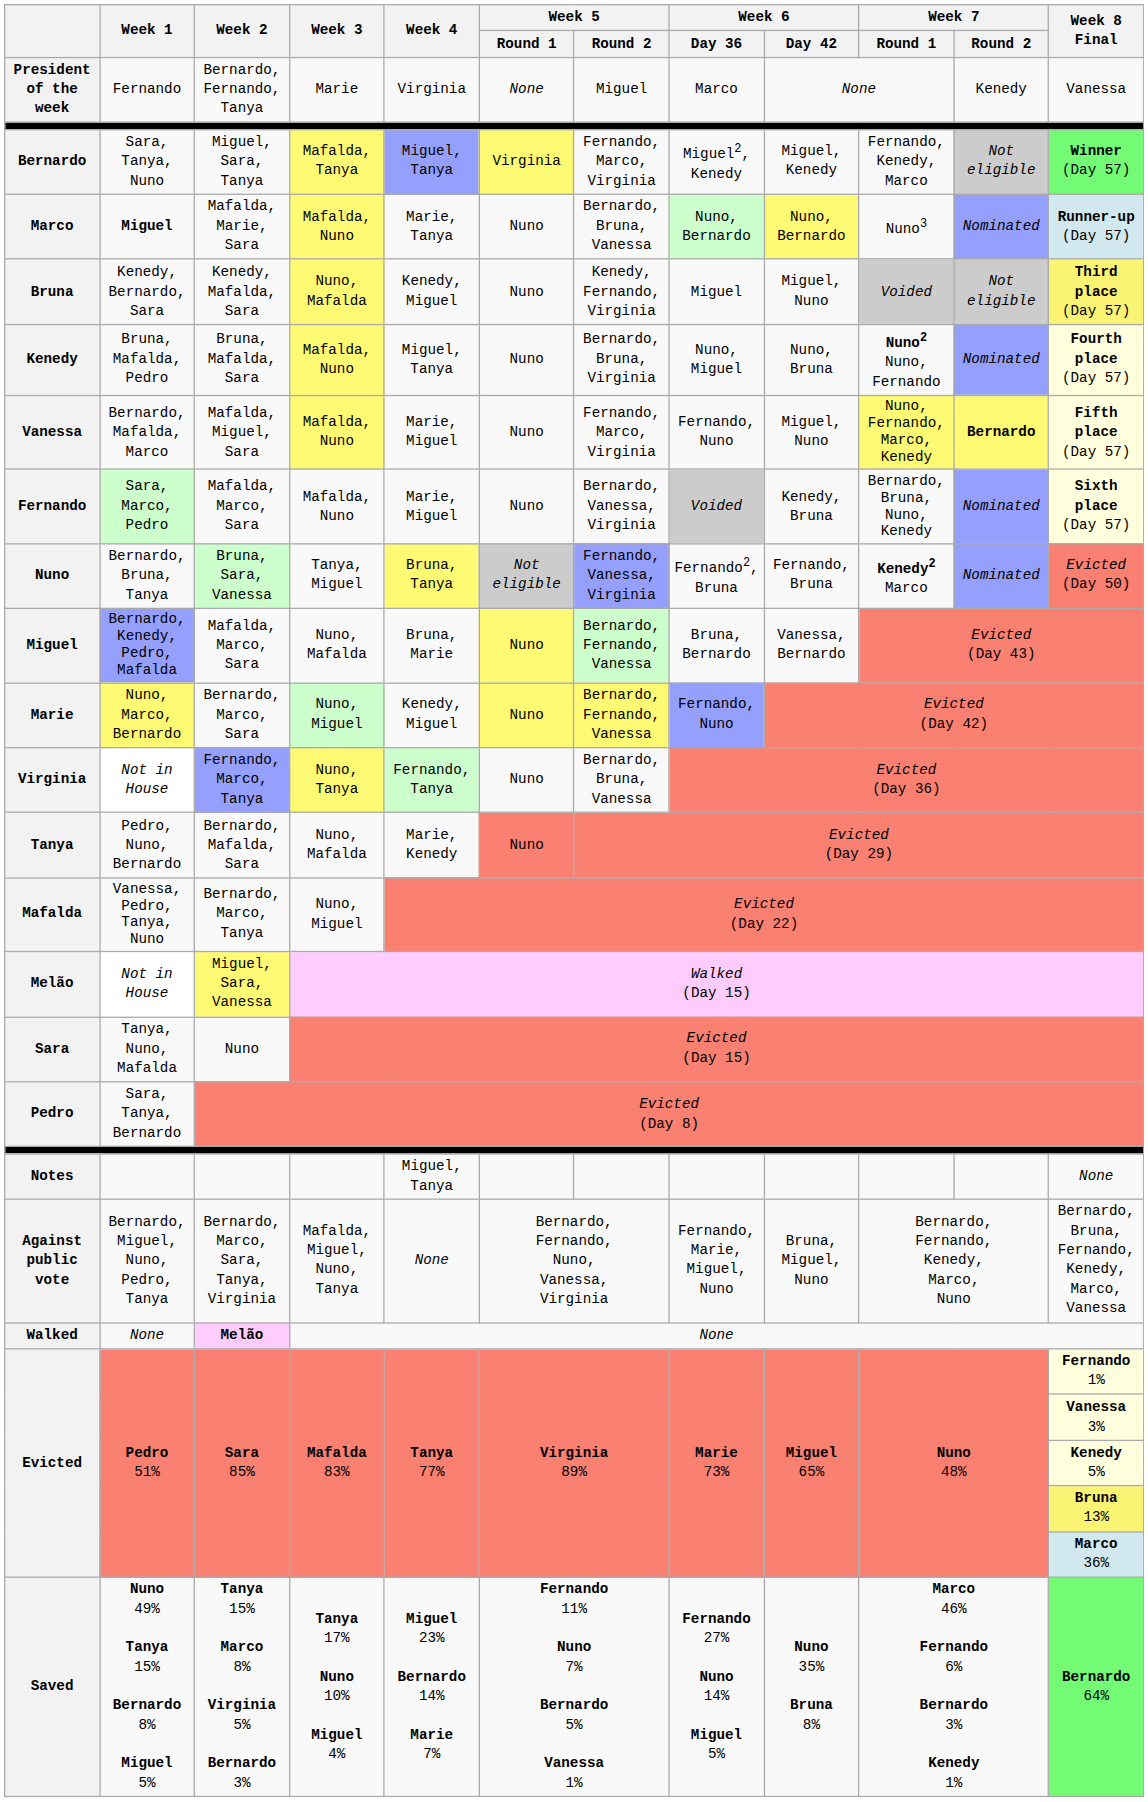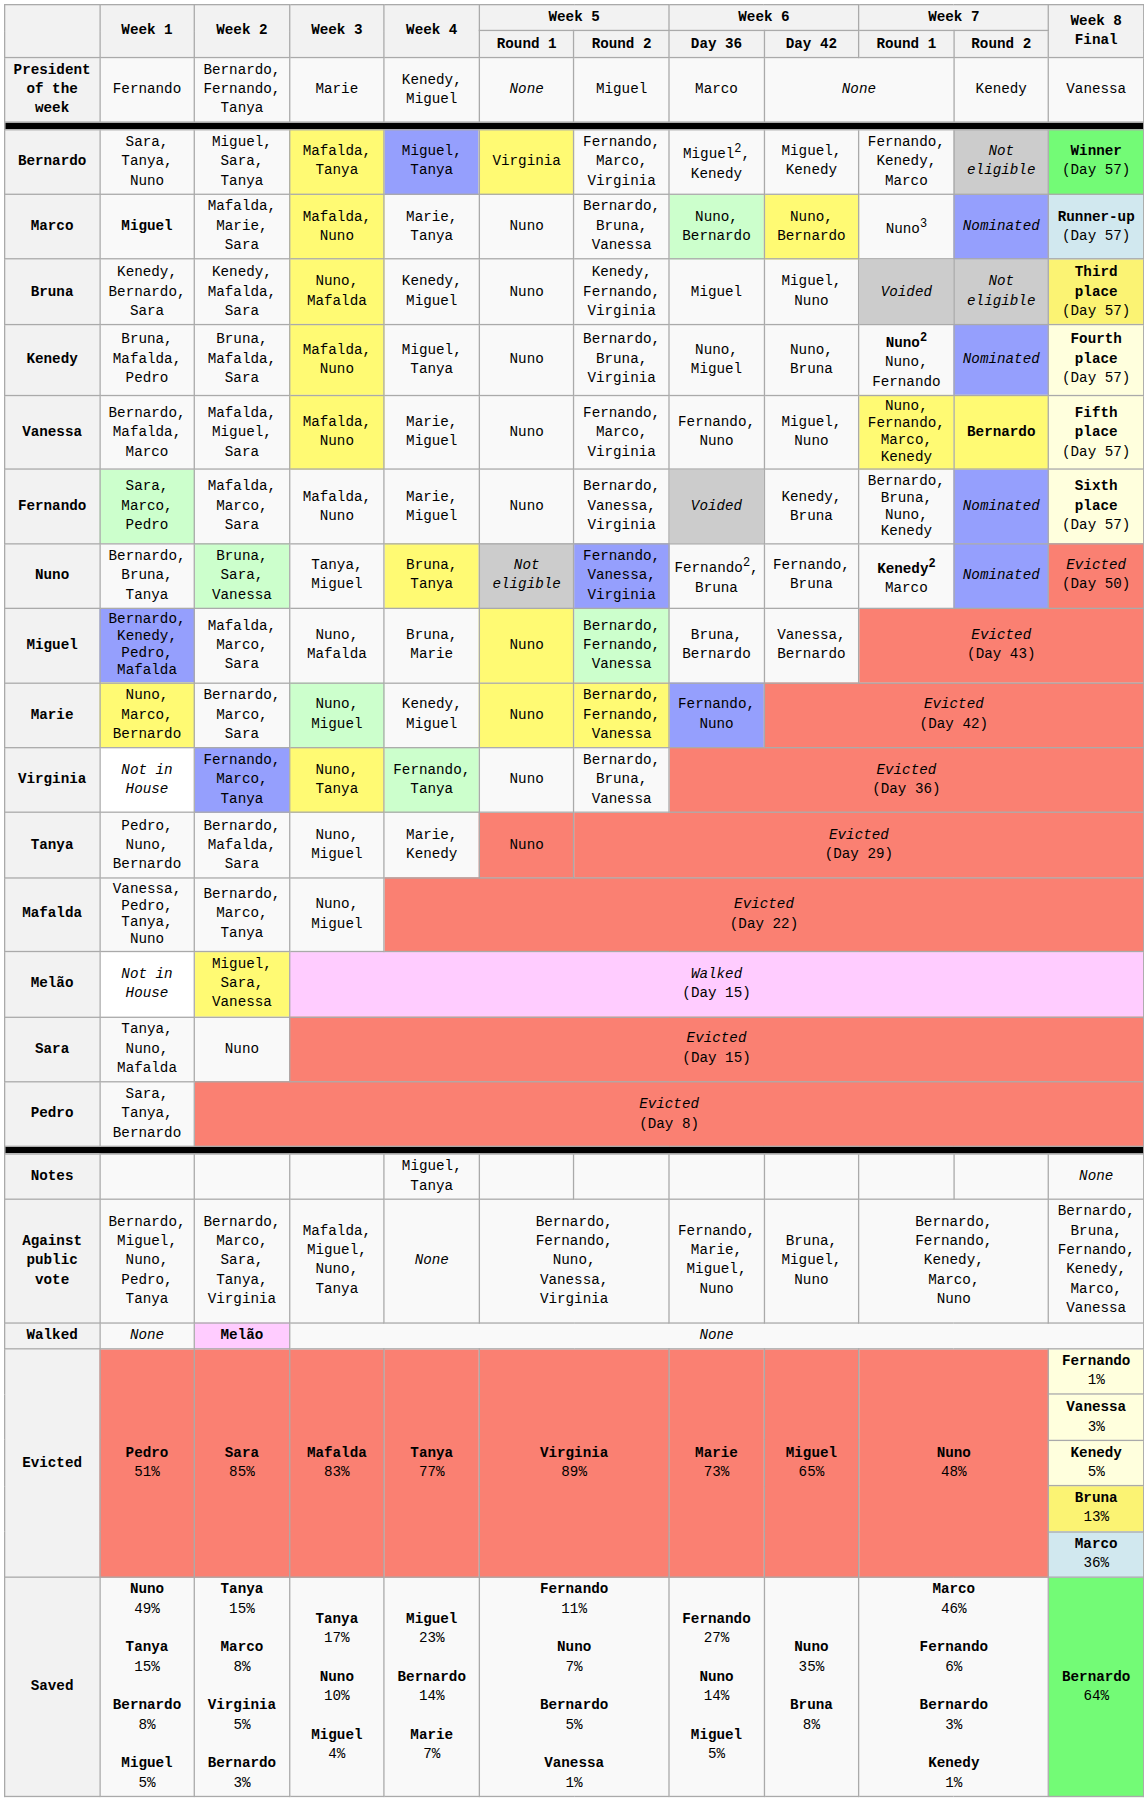(432, 89) Virginia -> (432, 89) Kenedy, Miguel
(337, 845) Nuno, Mafalda -> (337, 845) Nuno, Miguel
